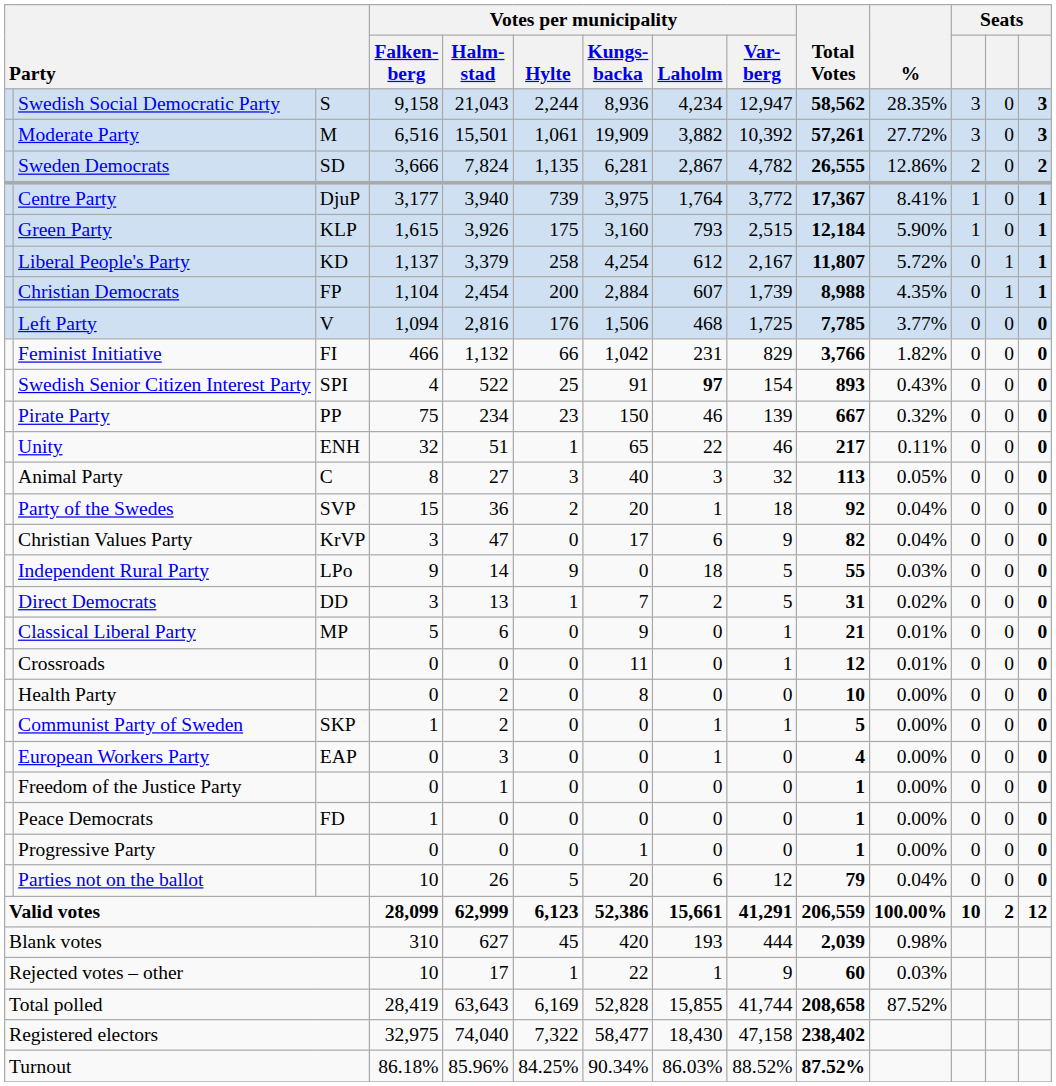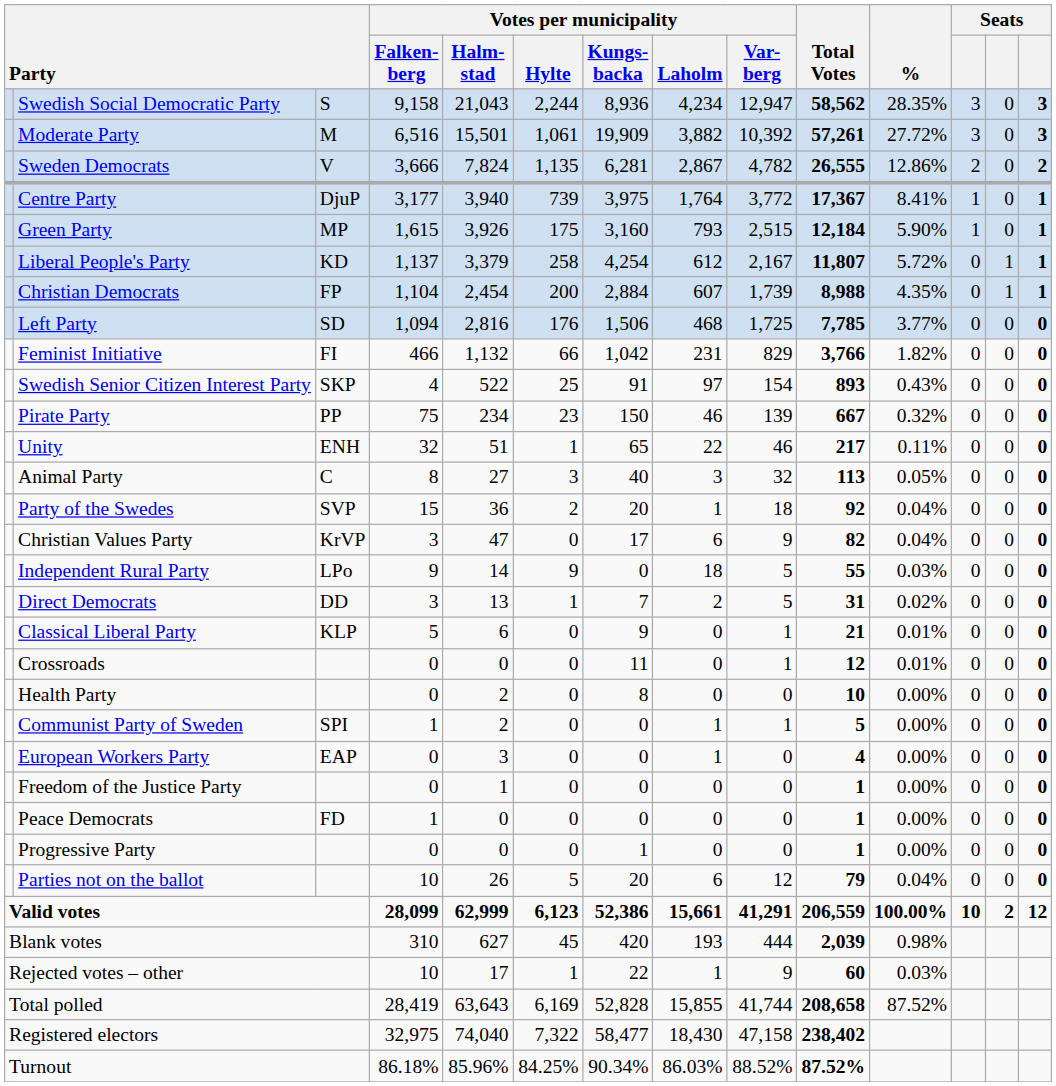(332, 165) SD -> (327, 165) V
(338, 230) KLP -> (334, 230) MP
(327, 322) V -> (332, 322) SD
(334, 384) SPI -> (338, 384) SKP
(713, 384) bold -> (713, 384) normal
(334, 632) MP -> (338, 632) KLP
(338, 725) SKP -> (334, 725) SPI
